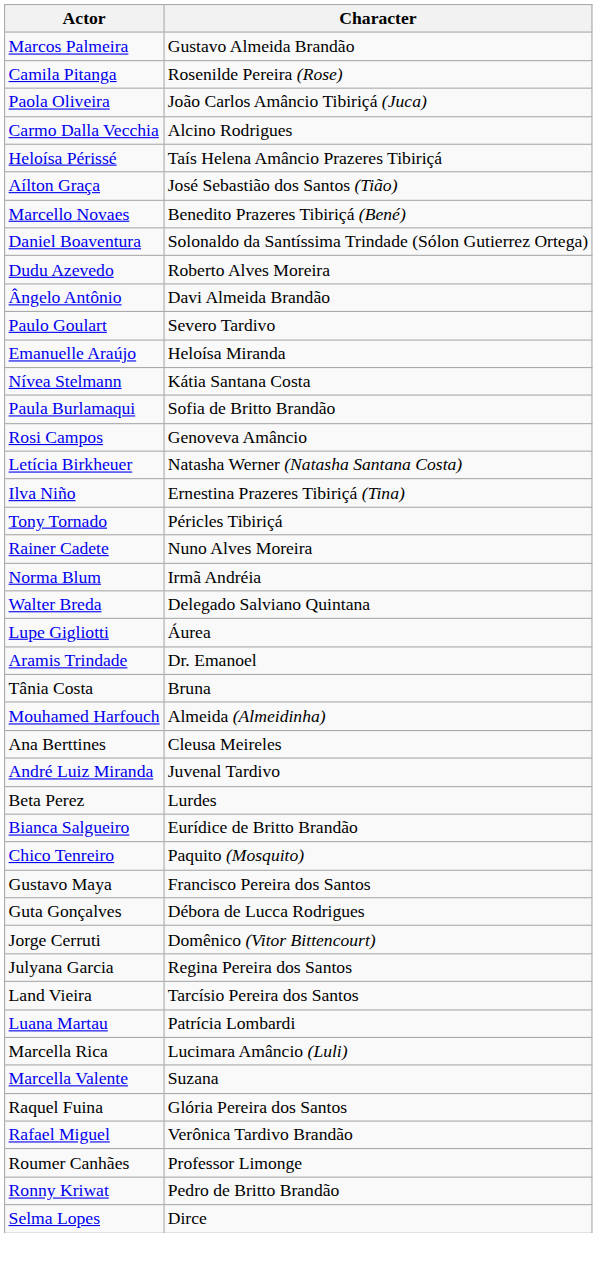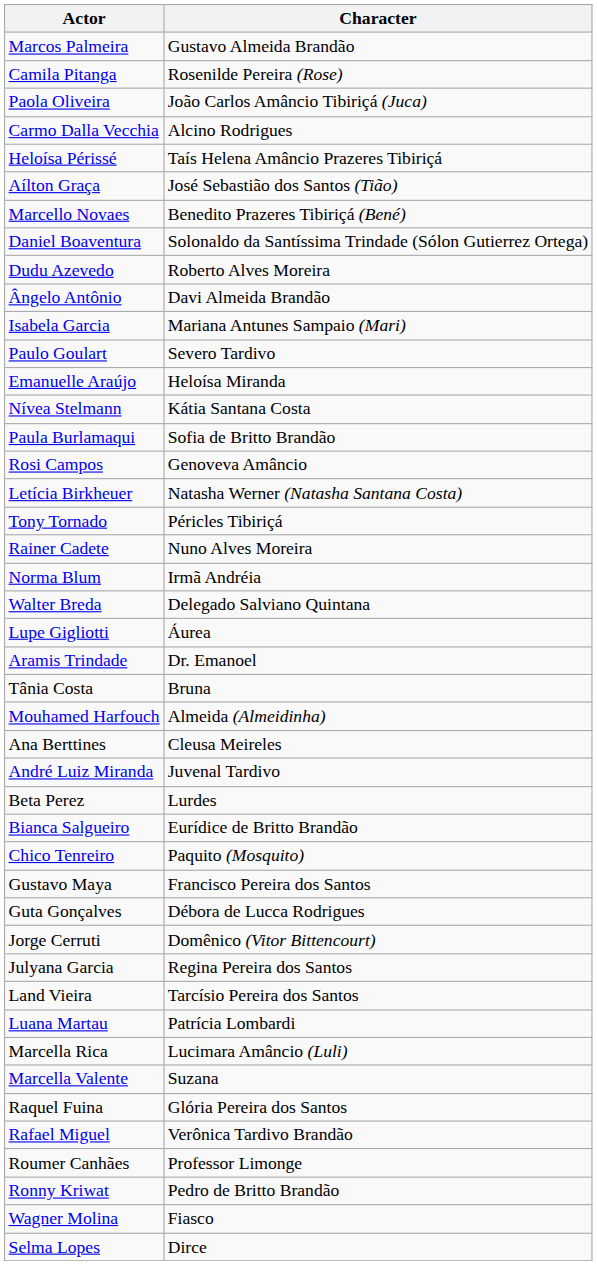+ row: (59, 325)
- row: (42, 492)
+ row: (63, 1218)
